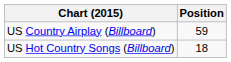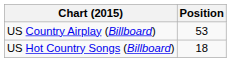(202, 31) 59 -> (202, 31) 53
